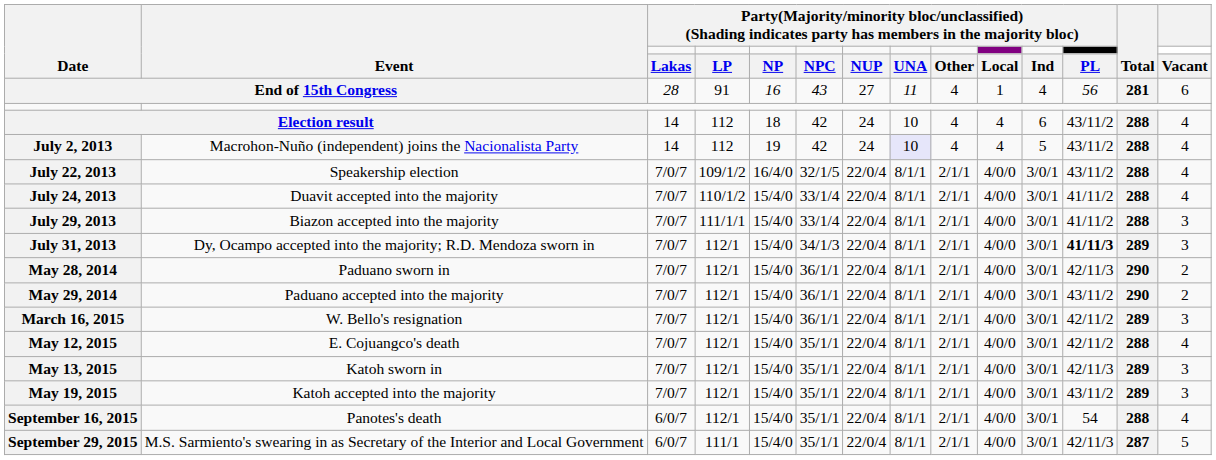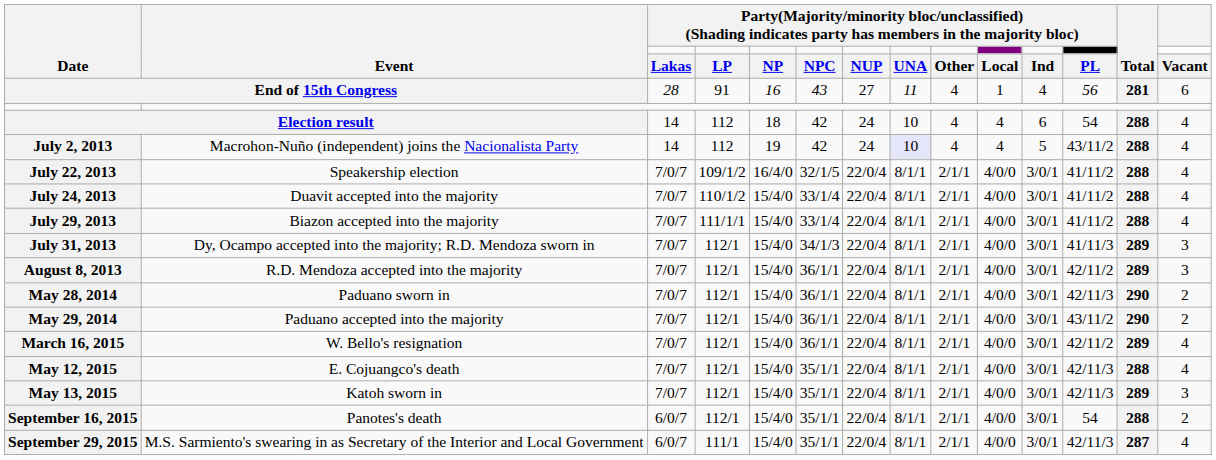(1090, 122) 43/11/2 -> (1090, 122) 54
(1090, 171) 43/11/2 -> (1090, 171) 41/11/2
(1185, 220) 3 -> (1185, 220) 4
(1090, 245) bold -> (1090, 245) normal
+ row: (73, 270)
(1185, 319) 3 -> (1185, 343) 4
(1090, 343) 42/11/2 -> (1090, 368) 42/11/3
- row: (73, 393)
(1185, 417) 4 -> (1185, 417) 2
(1185, 442) 5 -> (1185, 442) 4
